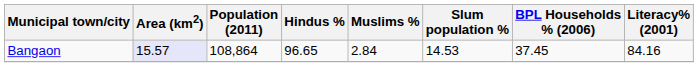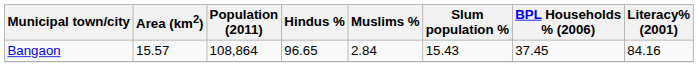(153, 51) lavender background -> (153, 51) no background
(442, 51) 14.53 -> (442, 51) 15.43
